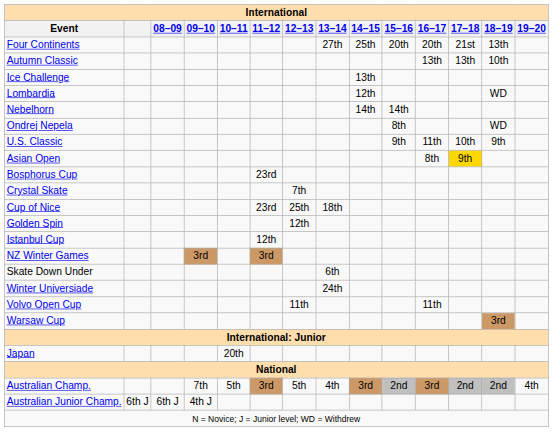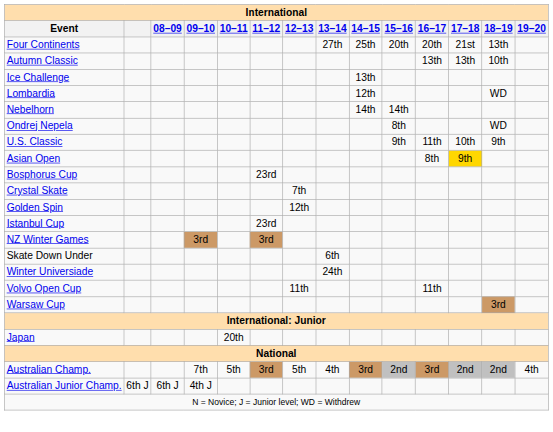- row: (33, 207)
(266, 239) 12th -> (266, 223) 23rd
